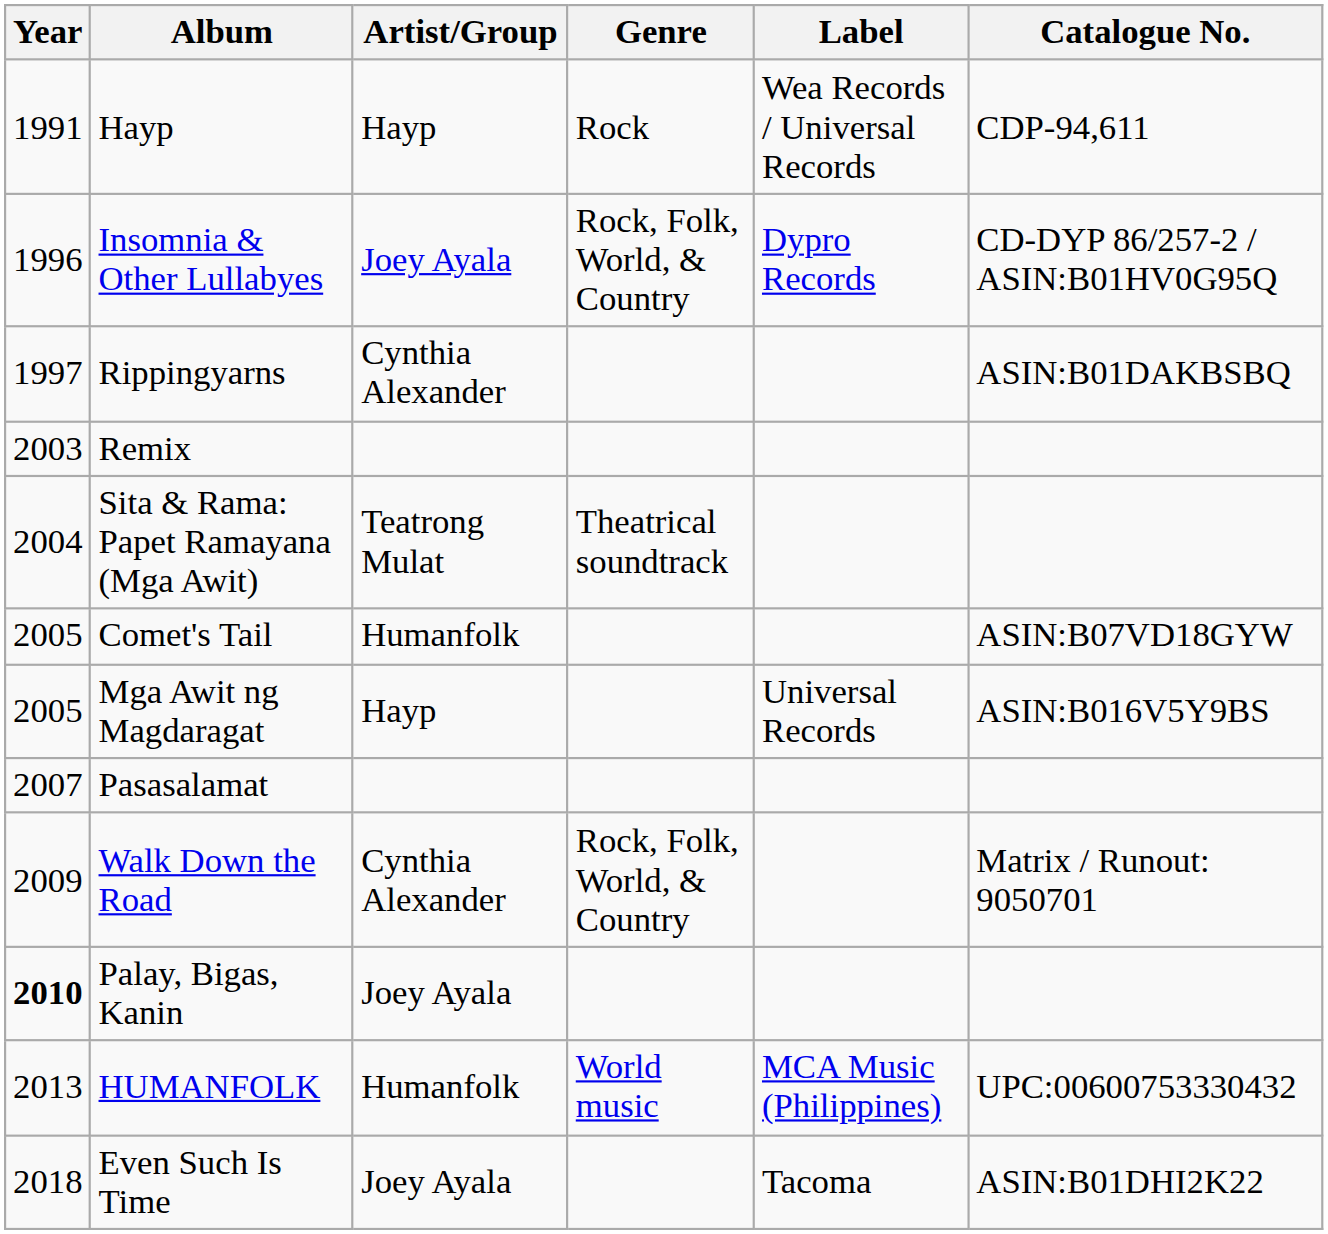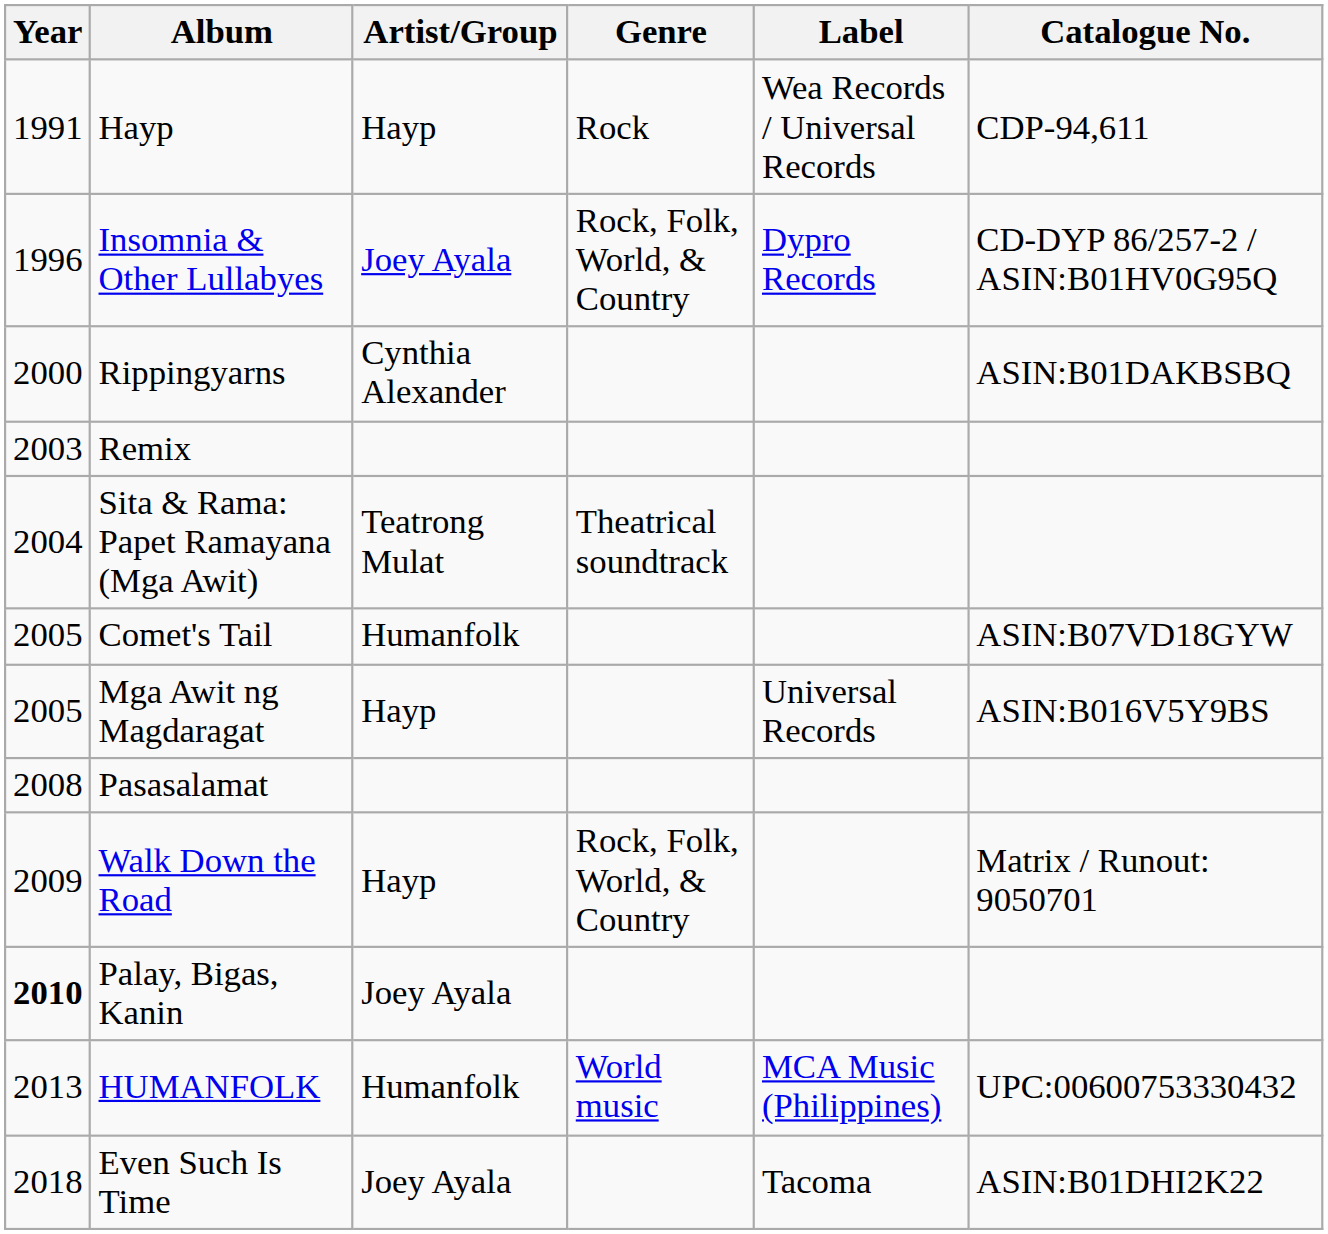(48, 372) 1997 -> (48, 372) 2000
(48, 785) 2007 -> (48, 785) 2008
(433, 879) Cynthia Alexander -> (399, 879) Hayp
